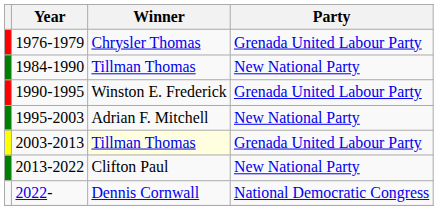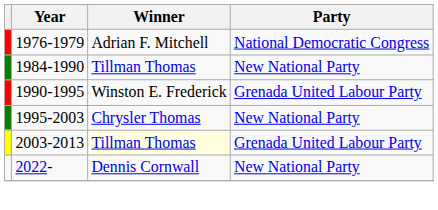(146, 42) Chrysler Thomas -> (150, 42) Adrian F. Mitchell
(328, 42) Grenada United Labour Party -> (332, 42) National Democratic Congress
(150, 117) Adrian F. Mitchell -> (146, 117) Chrysler Thomas
- row: (50, 167)
(332, 192) National Democratic Congress -> (297, 167) New National Party
